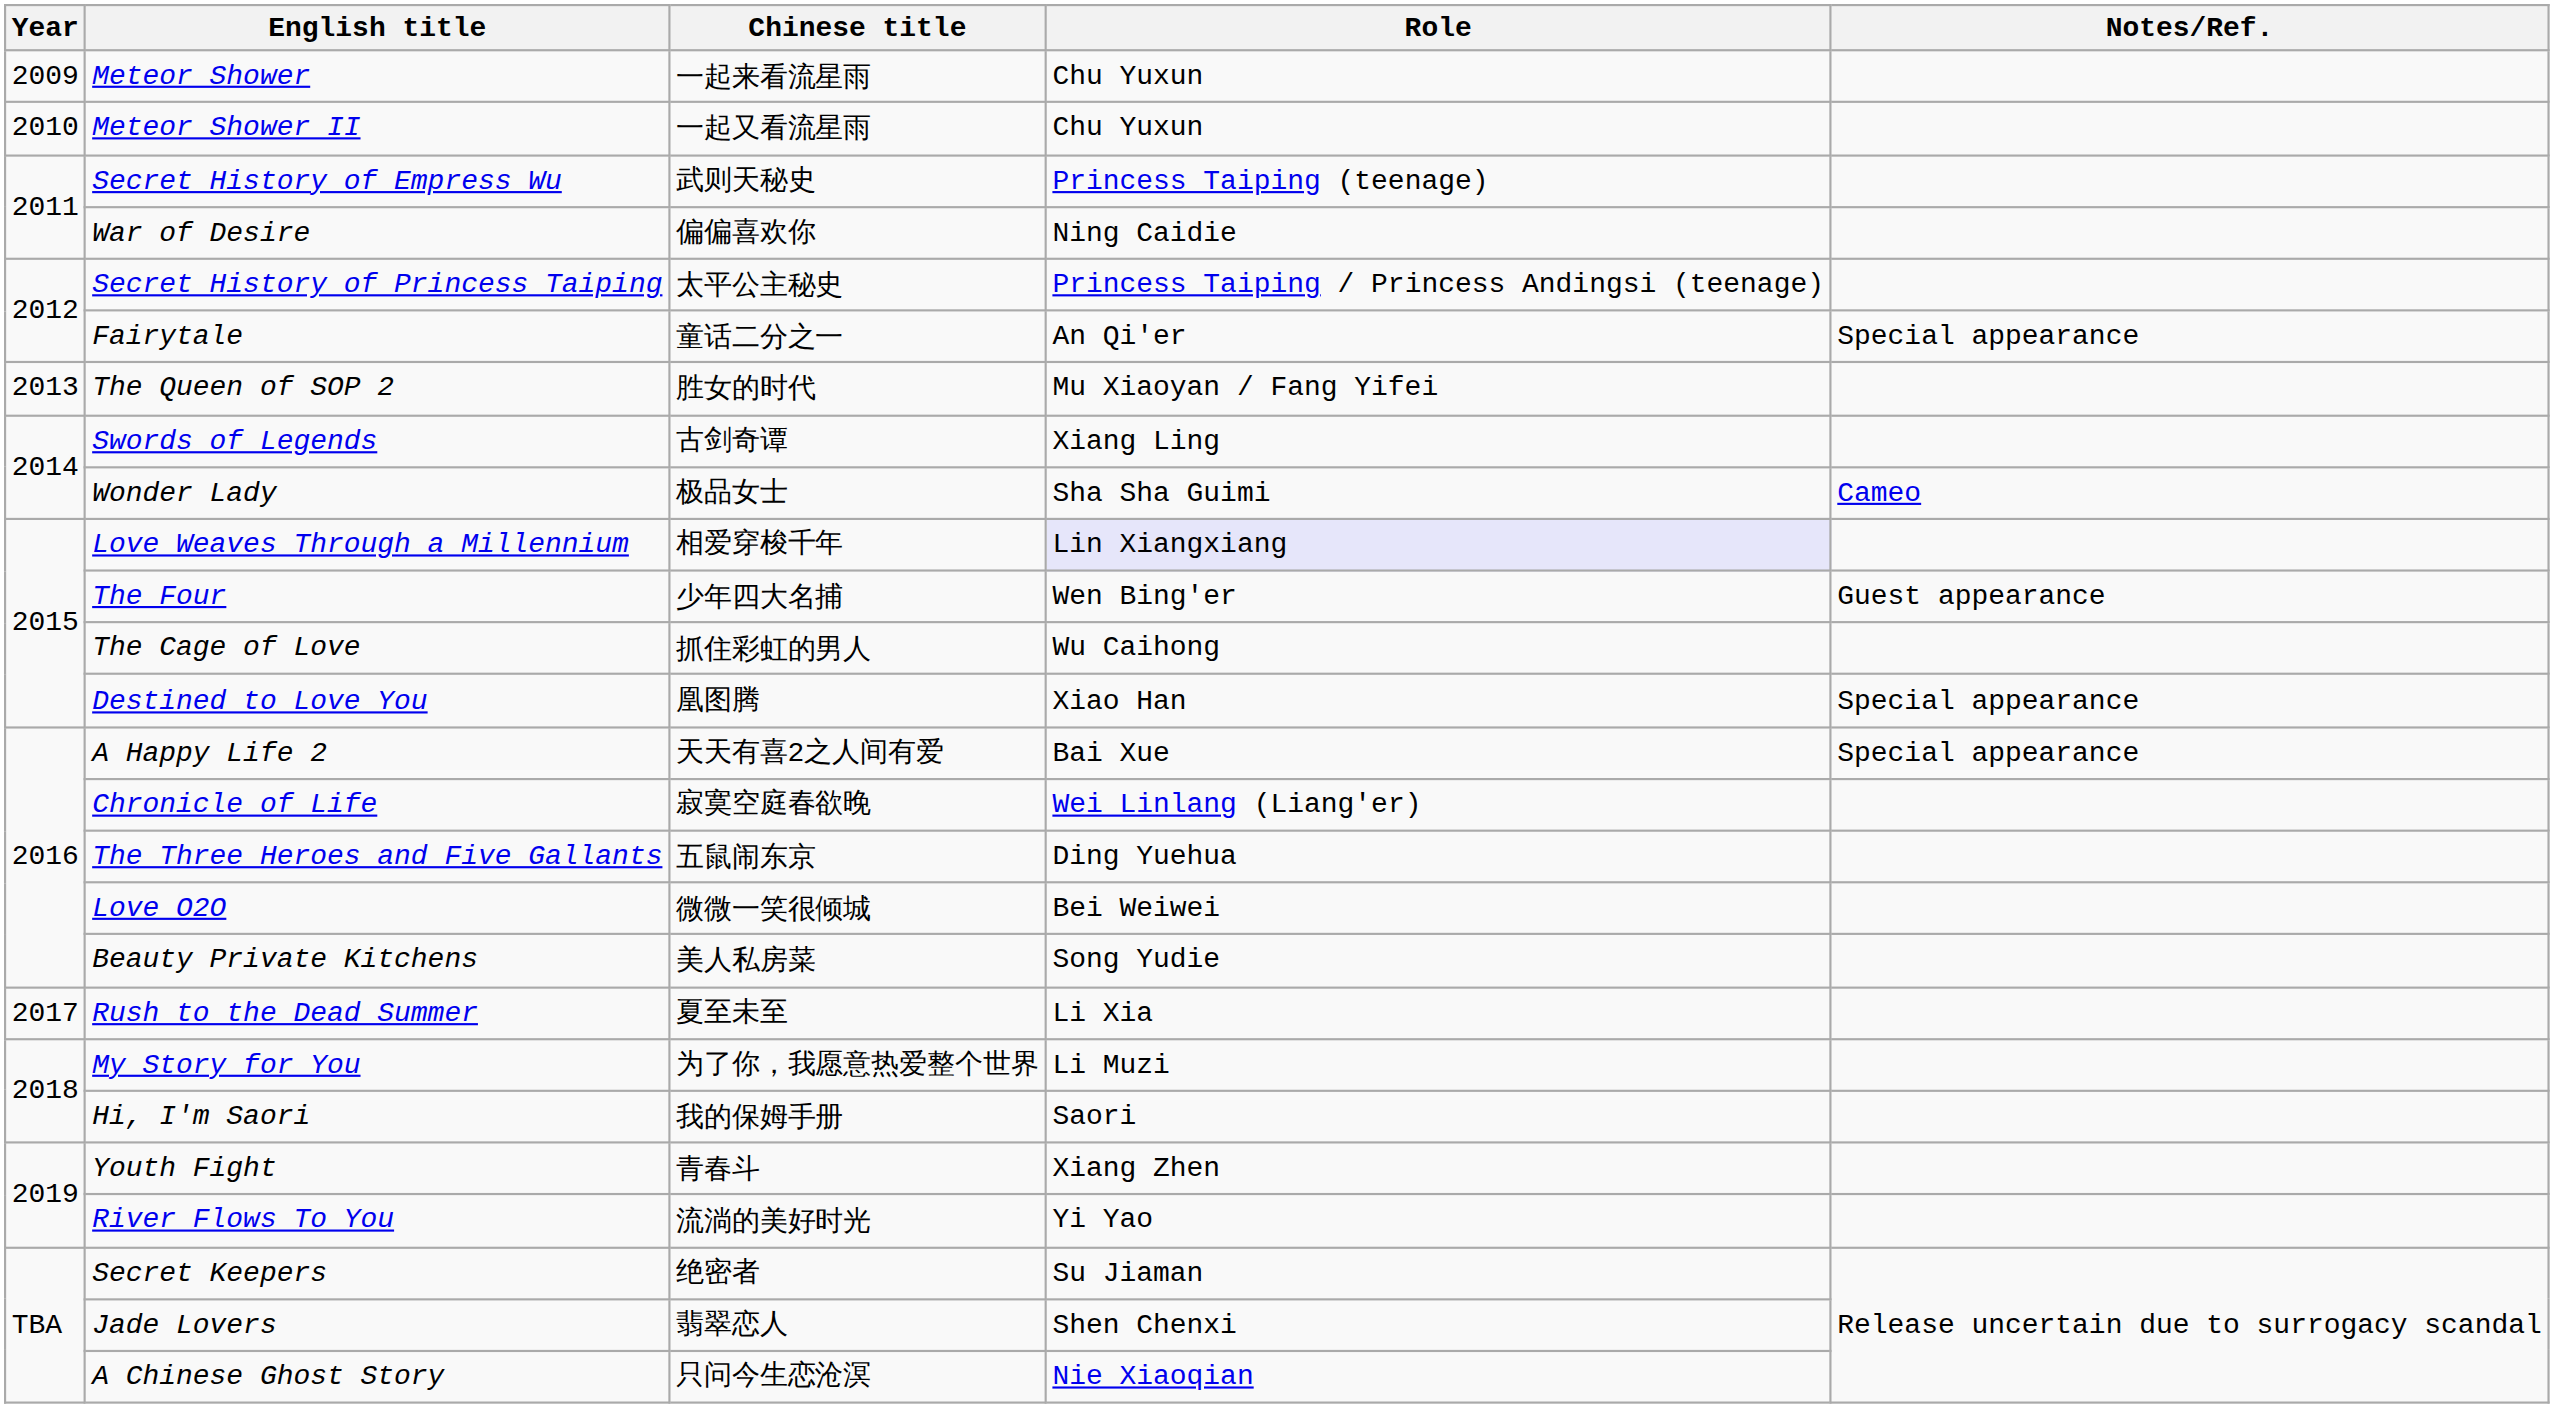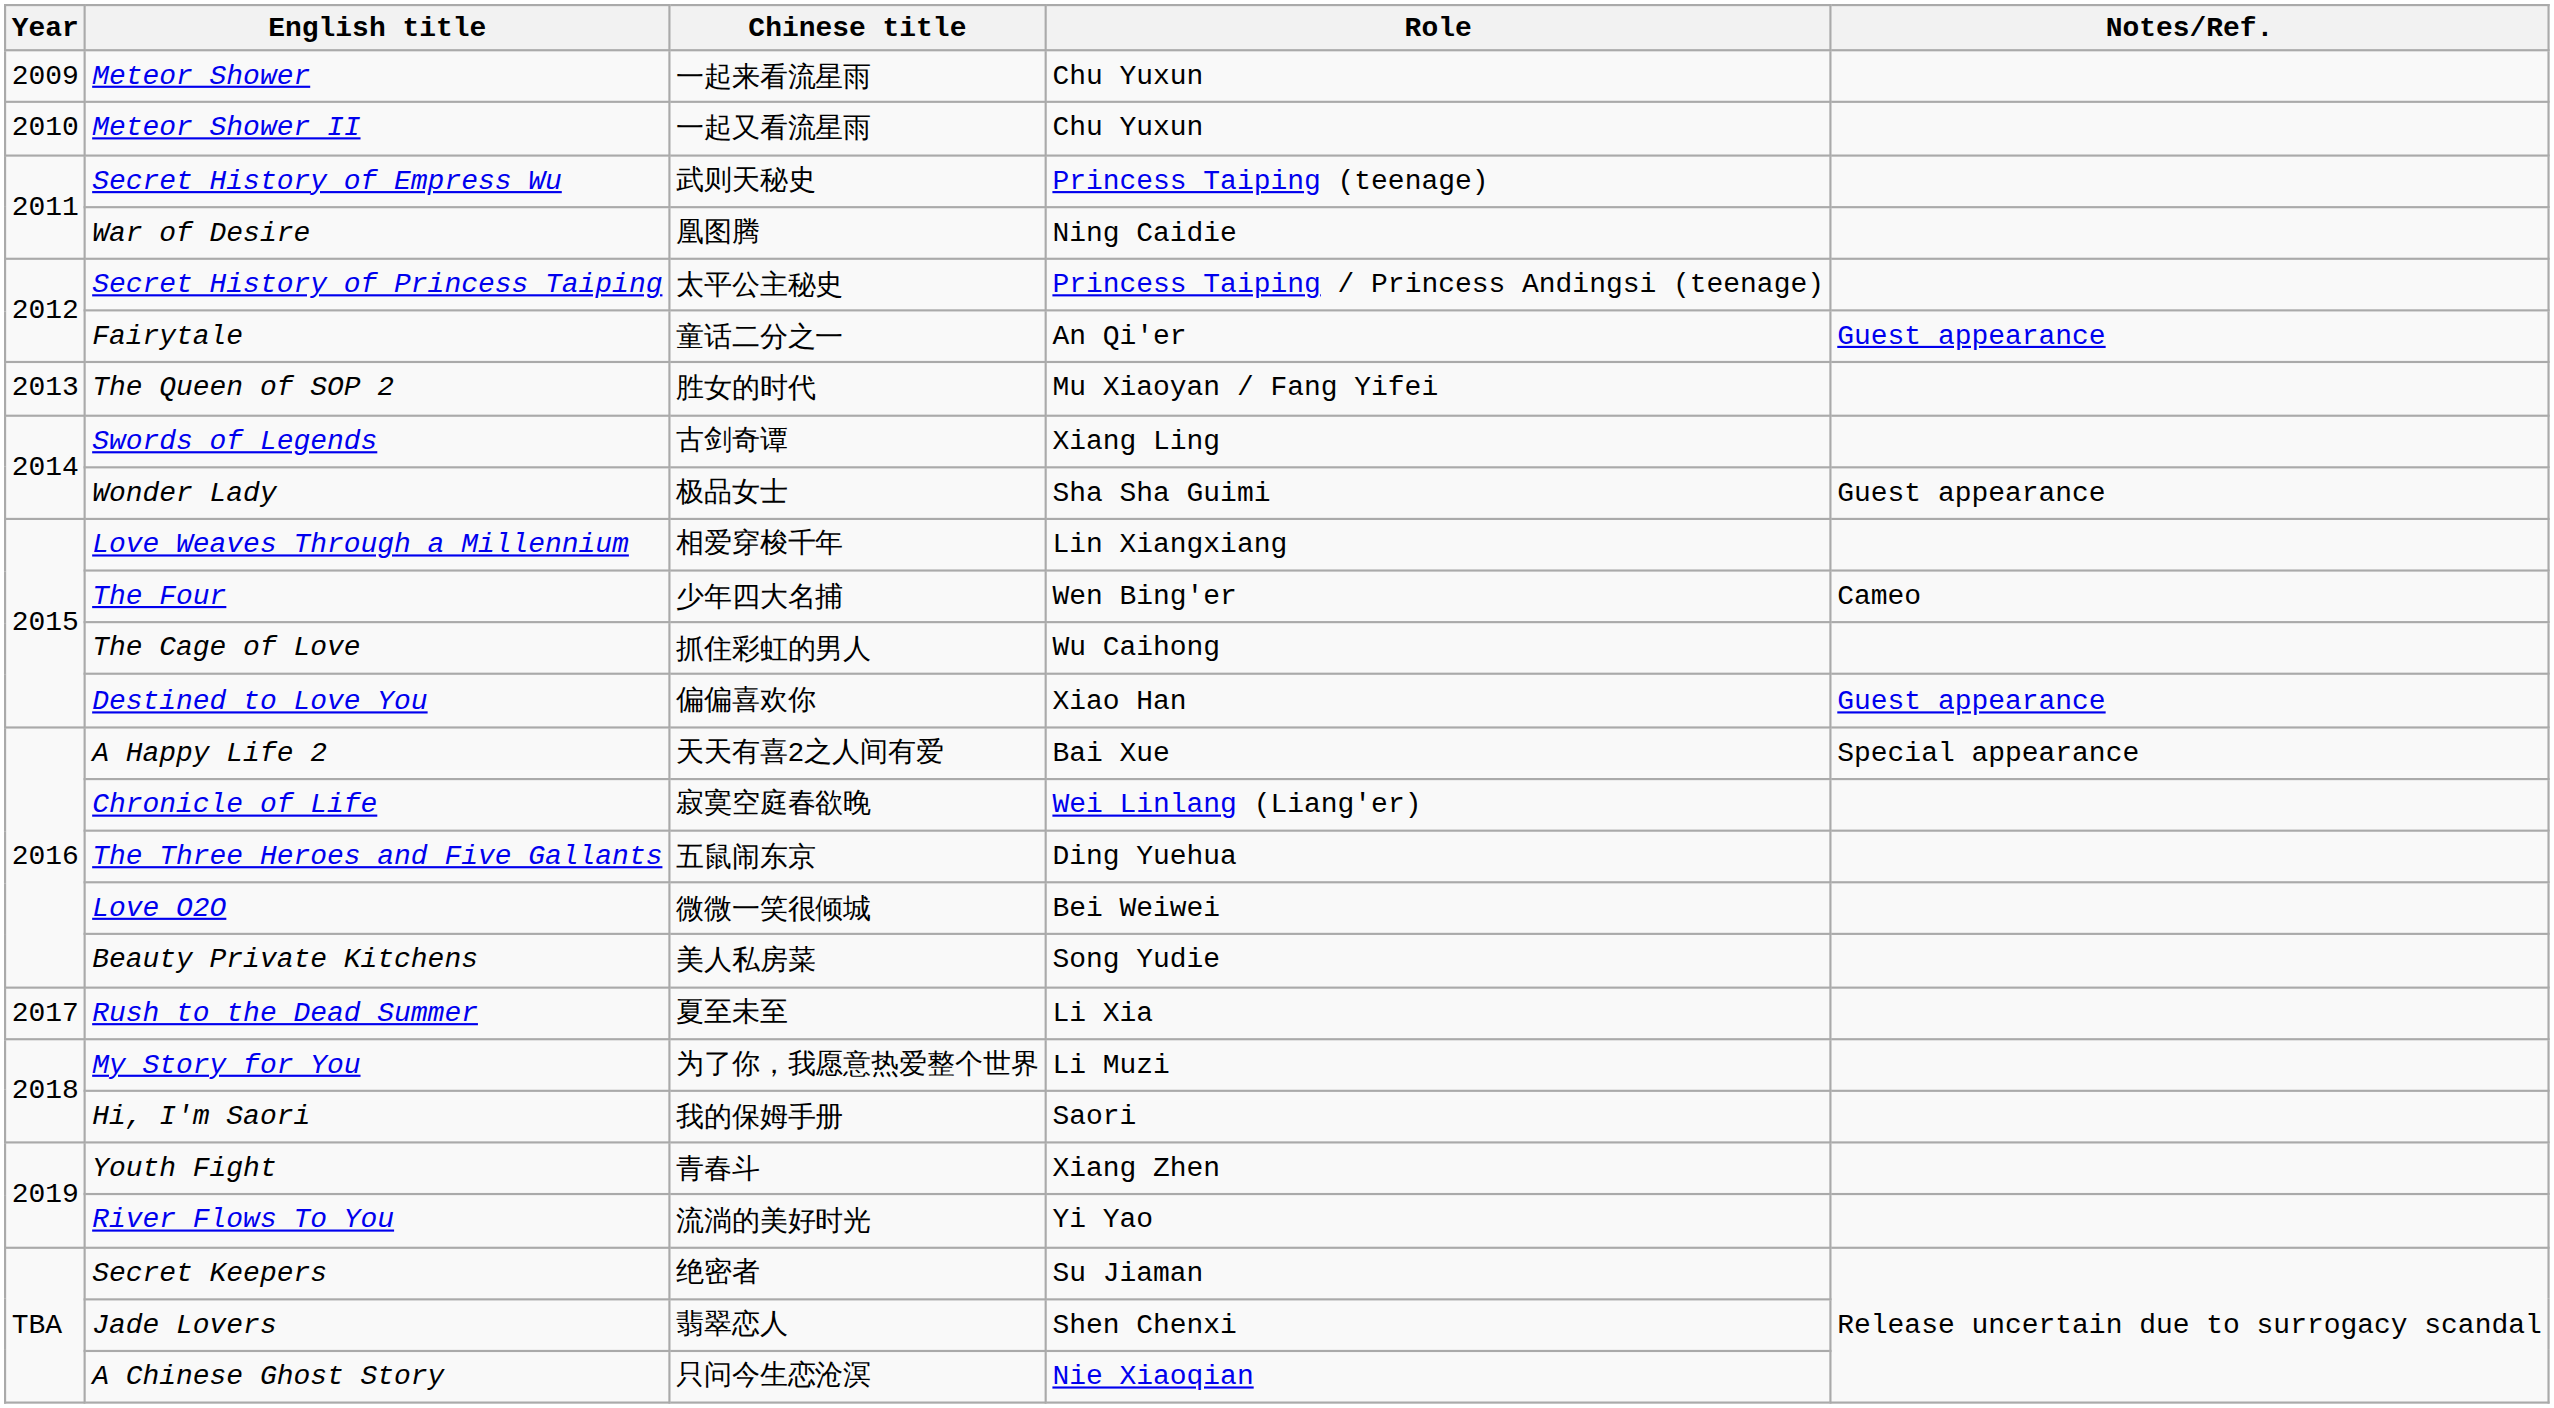(746, 234) 偏偏喜欢你 -> (718, 234) 凰图腾
(1988, 337) Special appearance -> (1971, 337) Guest appearance
(1879, 493) Cameo -> (1971, 493) Guest appearance
(1170, 545) lavender background -> (1170, 545) no background
(1971, 597) Guest appearance -> (1879, 597) Cameo
(718, 702) 凰图腾 -> (746, 702) 偏偏喜欢你
(1988, 701) Special appearance -> (1971, 701) Guest appearance
